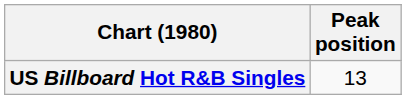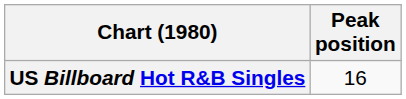(355, 77) 13 -> (355, 77) 16
